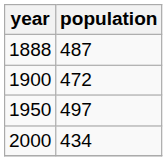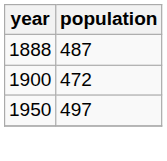- row: (30, 140)
